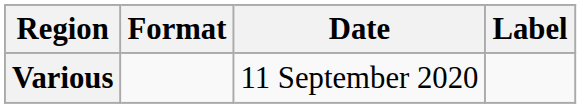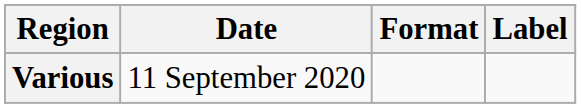columns swapped: (359, 28) <-> (177, 28)
